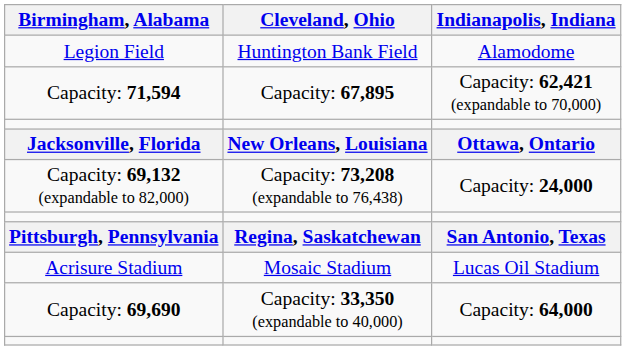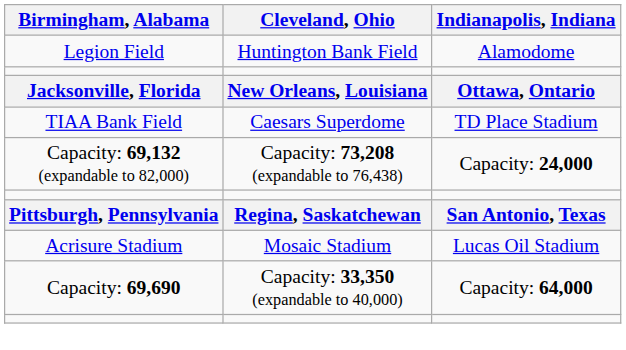- row: (114, 92)
+ row: (114, 121)
